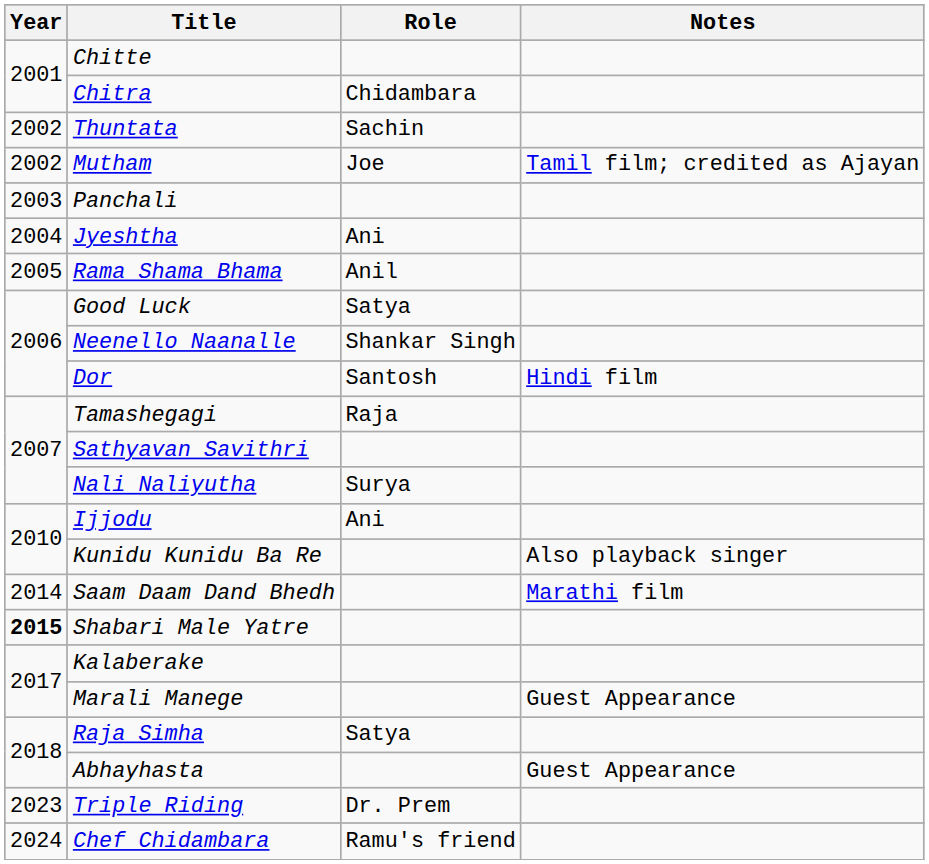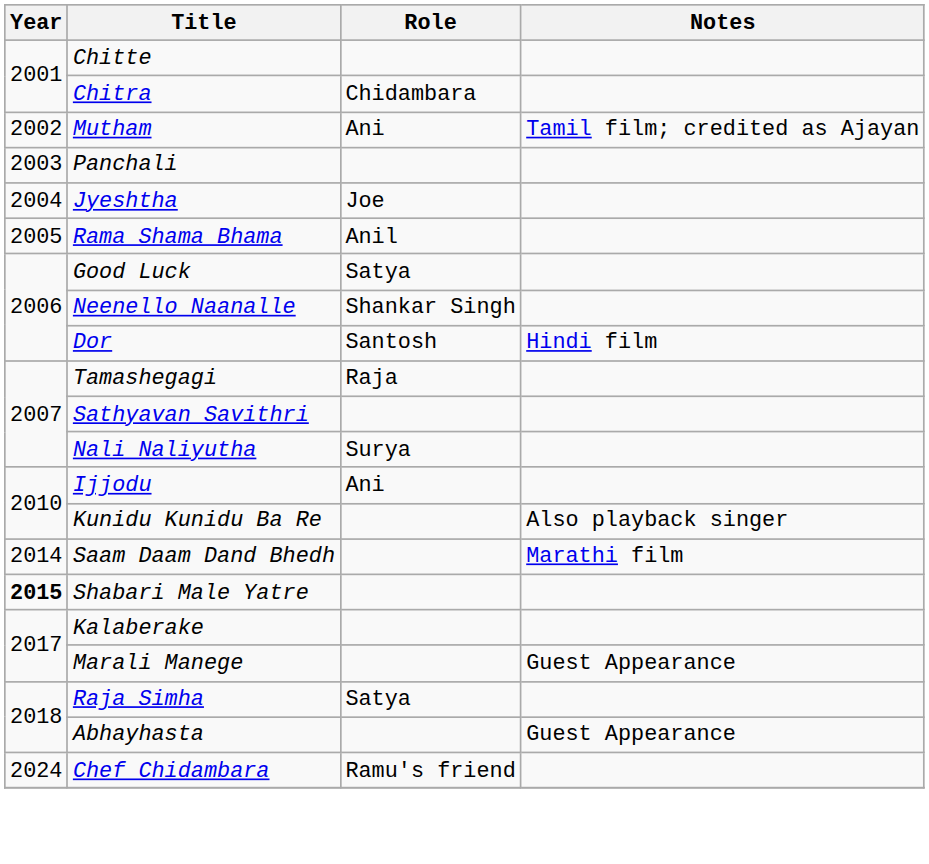- row: (125, 129)
(365, 165) Joe -> (365, 129) Ani
(365, 236) Ani -> (365, 201) Joe
- row: (158, 806)
